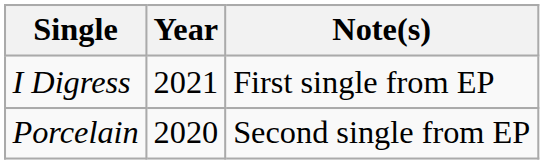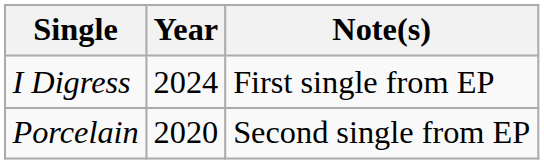(186, 81) 2021 -> (186, 81) 2024
